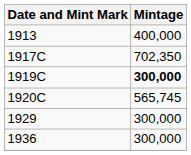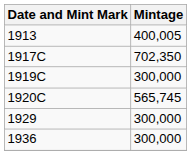(157, 35) 400,000 -> (157, 35) 400,005
(157, 77) bold -> (157, 77) normal
